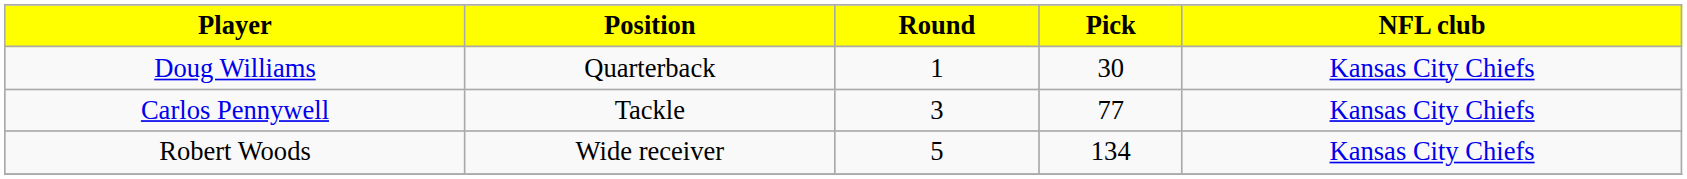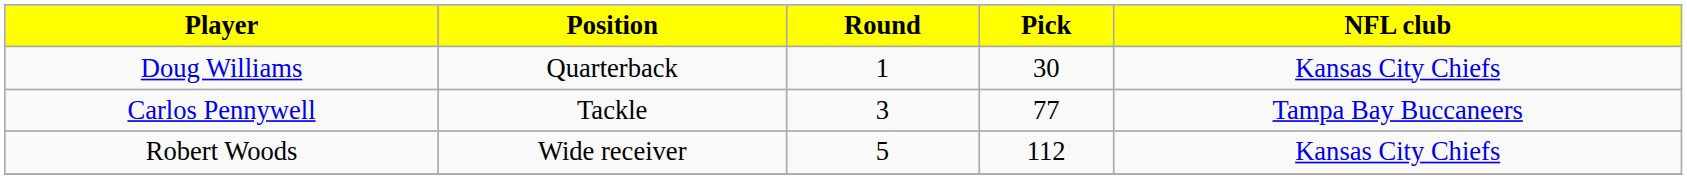(1432, 109) Kansas City Chiefs -> (1398, 109) Tampa Bay Buccaneers
(1111, 151) 134 -> (1046, 151) 112
